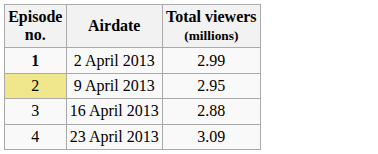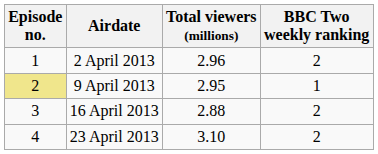+ column: (317, 26)
(35, 60) bold -> (35, 60) normal
(211, 60) 2.99 -> (211, 60) 2.96
(211, 136) 3.09 -> (211, 136) 3.10
